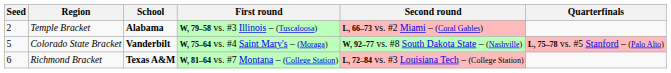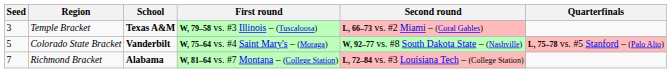(9, 28) 2 -> (9, 28) 3
(145, 28) Alabama -> (151, 28) Texas A&M
(9, 60) 6 -> (9, 60) 7
(151, 60) Texas A&M -> (145, 60) Alabama
